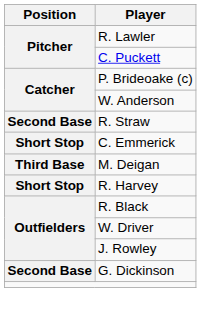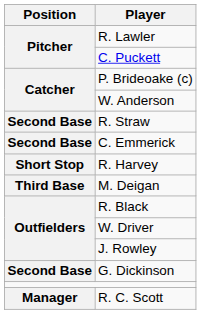(50, 143) Short Stop -> (50, 143) Second Base
rows swapped: (129, 164) <-> (128, 185)
+ row: (131, 298)
